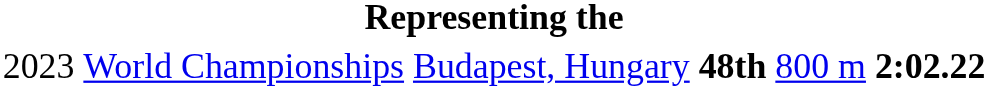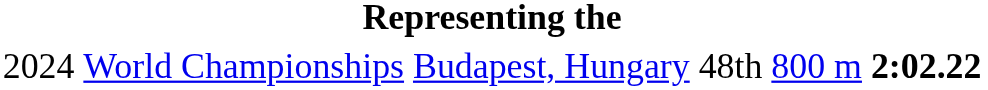(39, 66) 2023 -> (39, 66) 2024
(733, 66) bold -> (731, 66) normal
